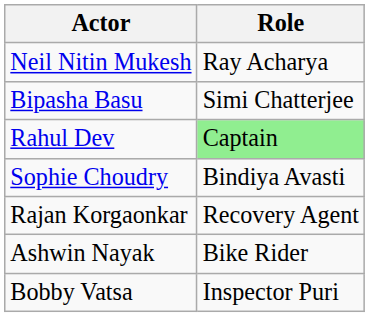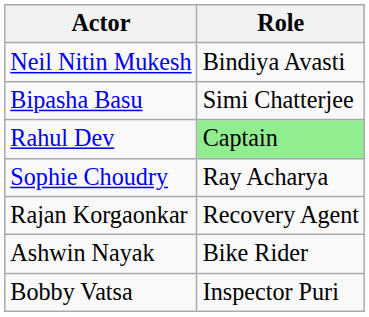(265, 61) Ray Acharya -> (274, 61) Bindiya Avasti
(274, 176) Bindiya Avasti -> (265, 176) Ray Acharya
